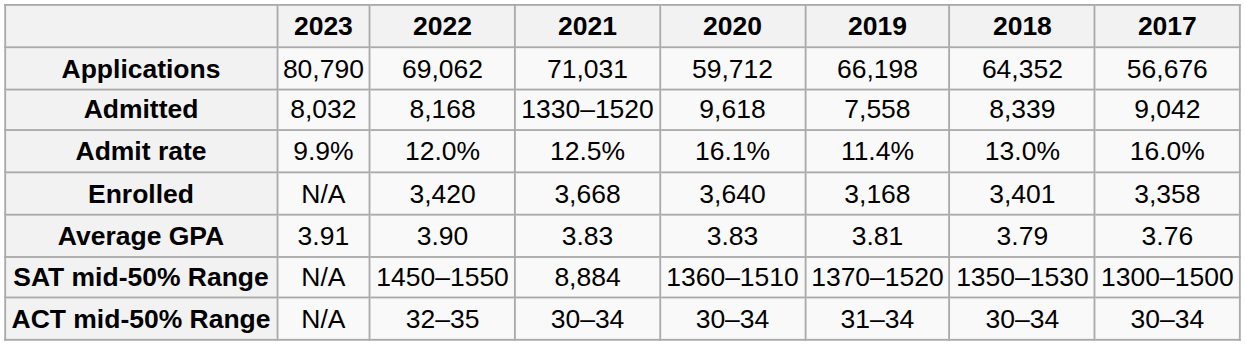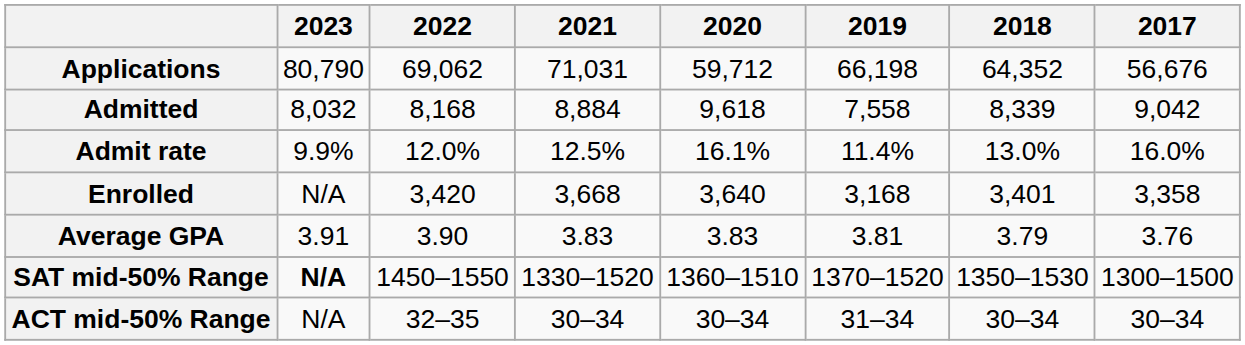(588, 110) 1330–1520 -> (588, 110) 8,884
(323, 277) normal -> (323, 277) bold
(588, 277) 8,884 -> (588, 277) 1330–1520
